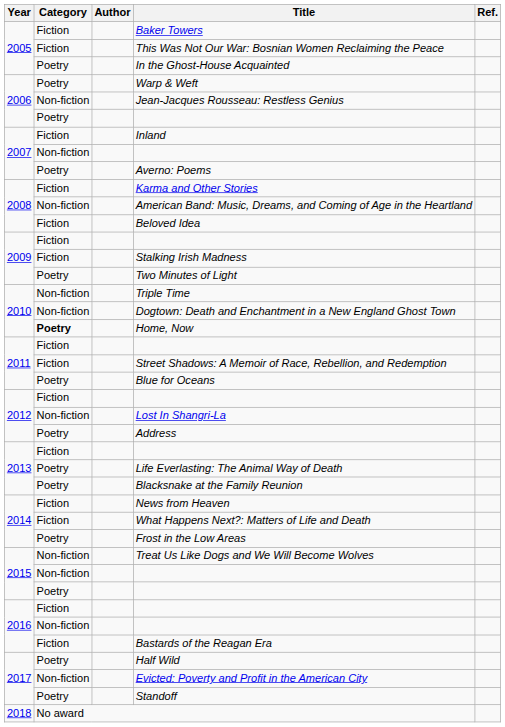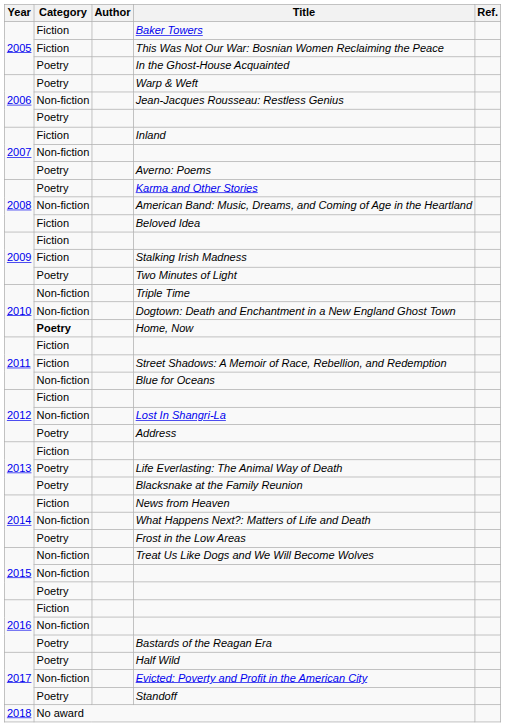(53, 188) Fiction -> (52, 188) Poetry
(52, 380) Poetry -> (63, 380) Non-fiction
(53, 521) Fiction -> (63, 521) Non-fiction
(53, 643) Fiction -> (52, 643) Poetry
